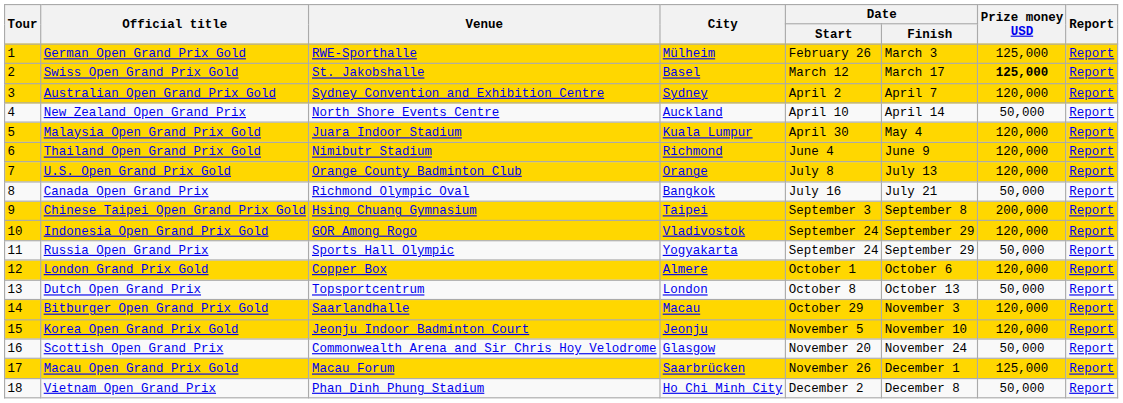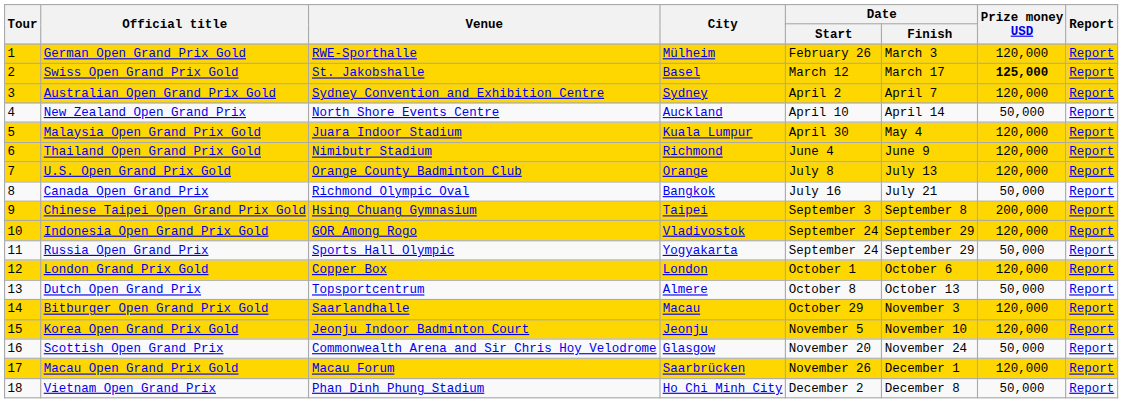(1022, 54) 125,000 -> (1022, 54) 120,000
(685, 270) Almere -> (685, 270) London
(685, 290) London -> (685, 290) Almere
(1022, 368) 125,000 -> (1022, 368) 120,000
